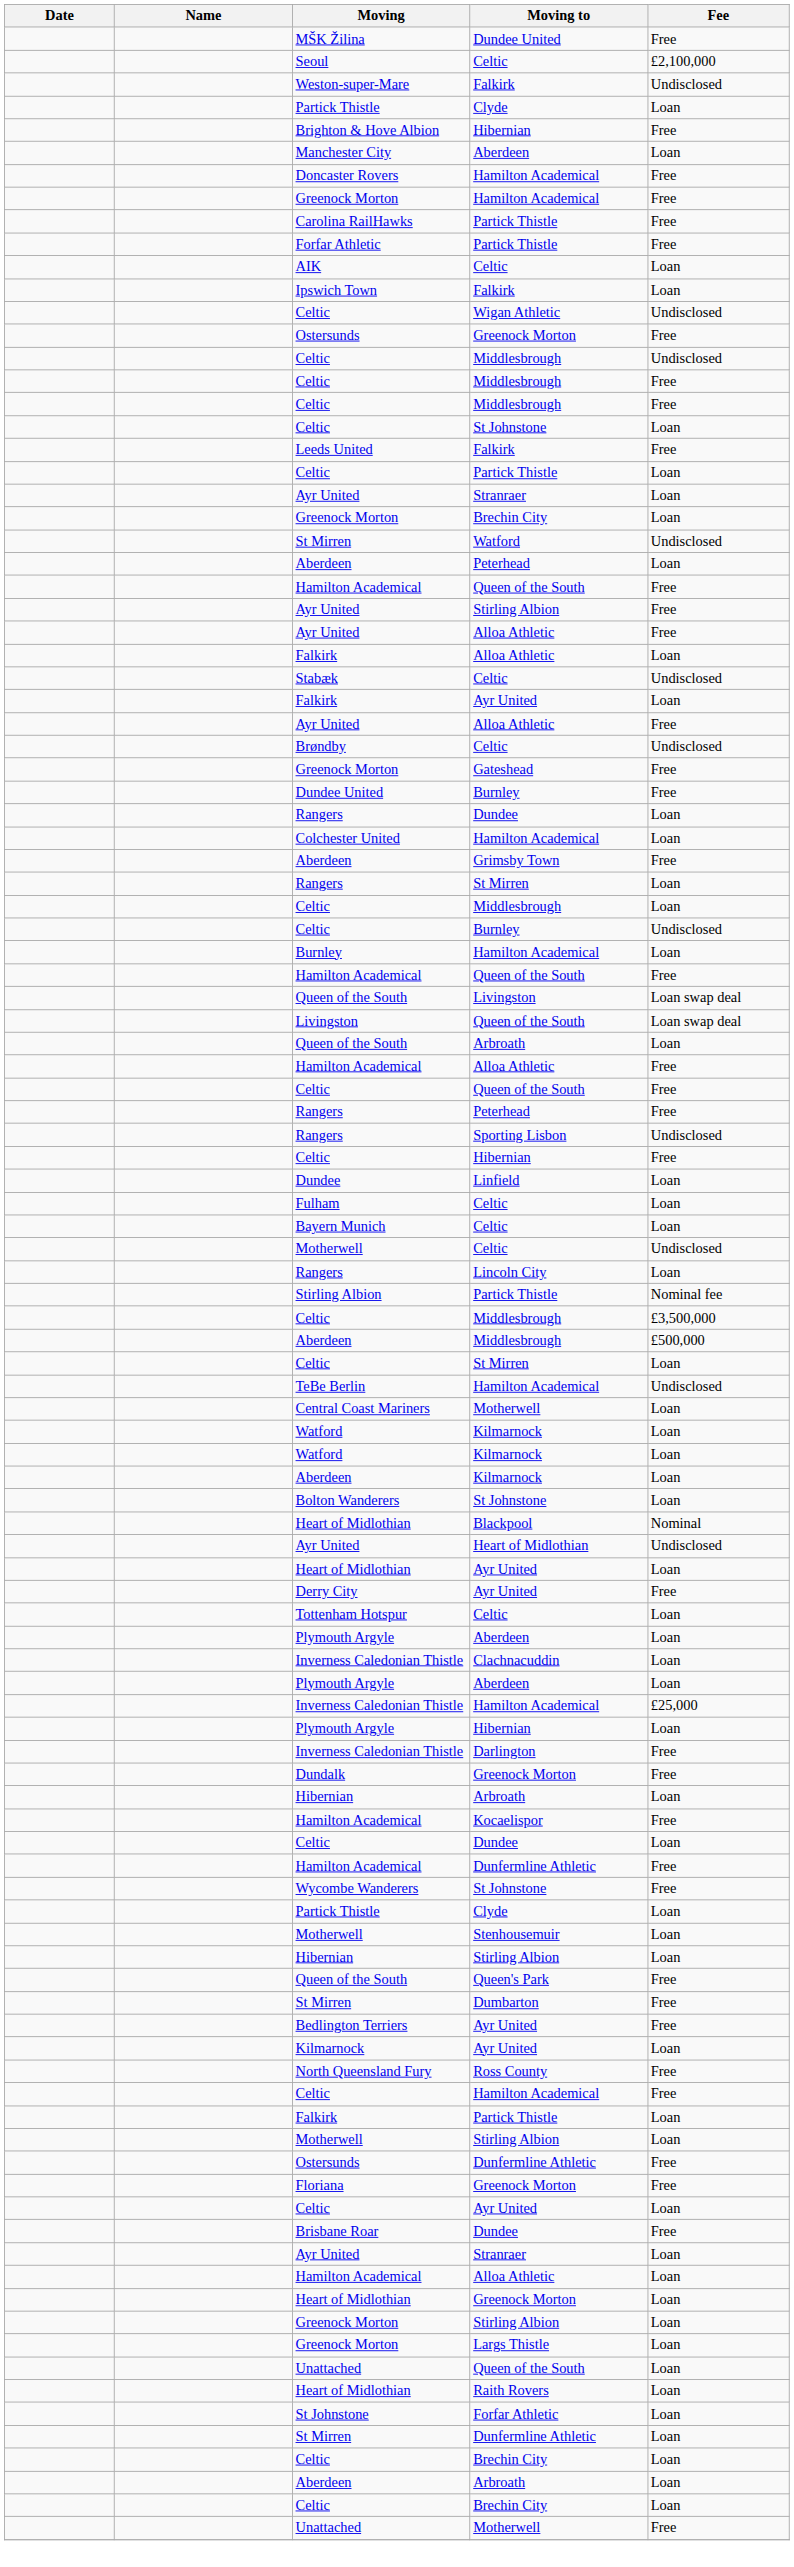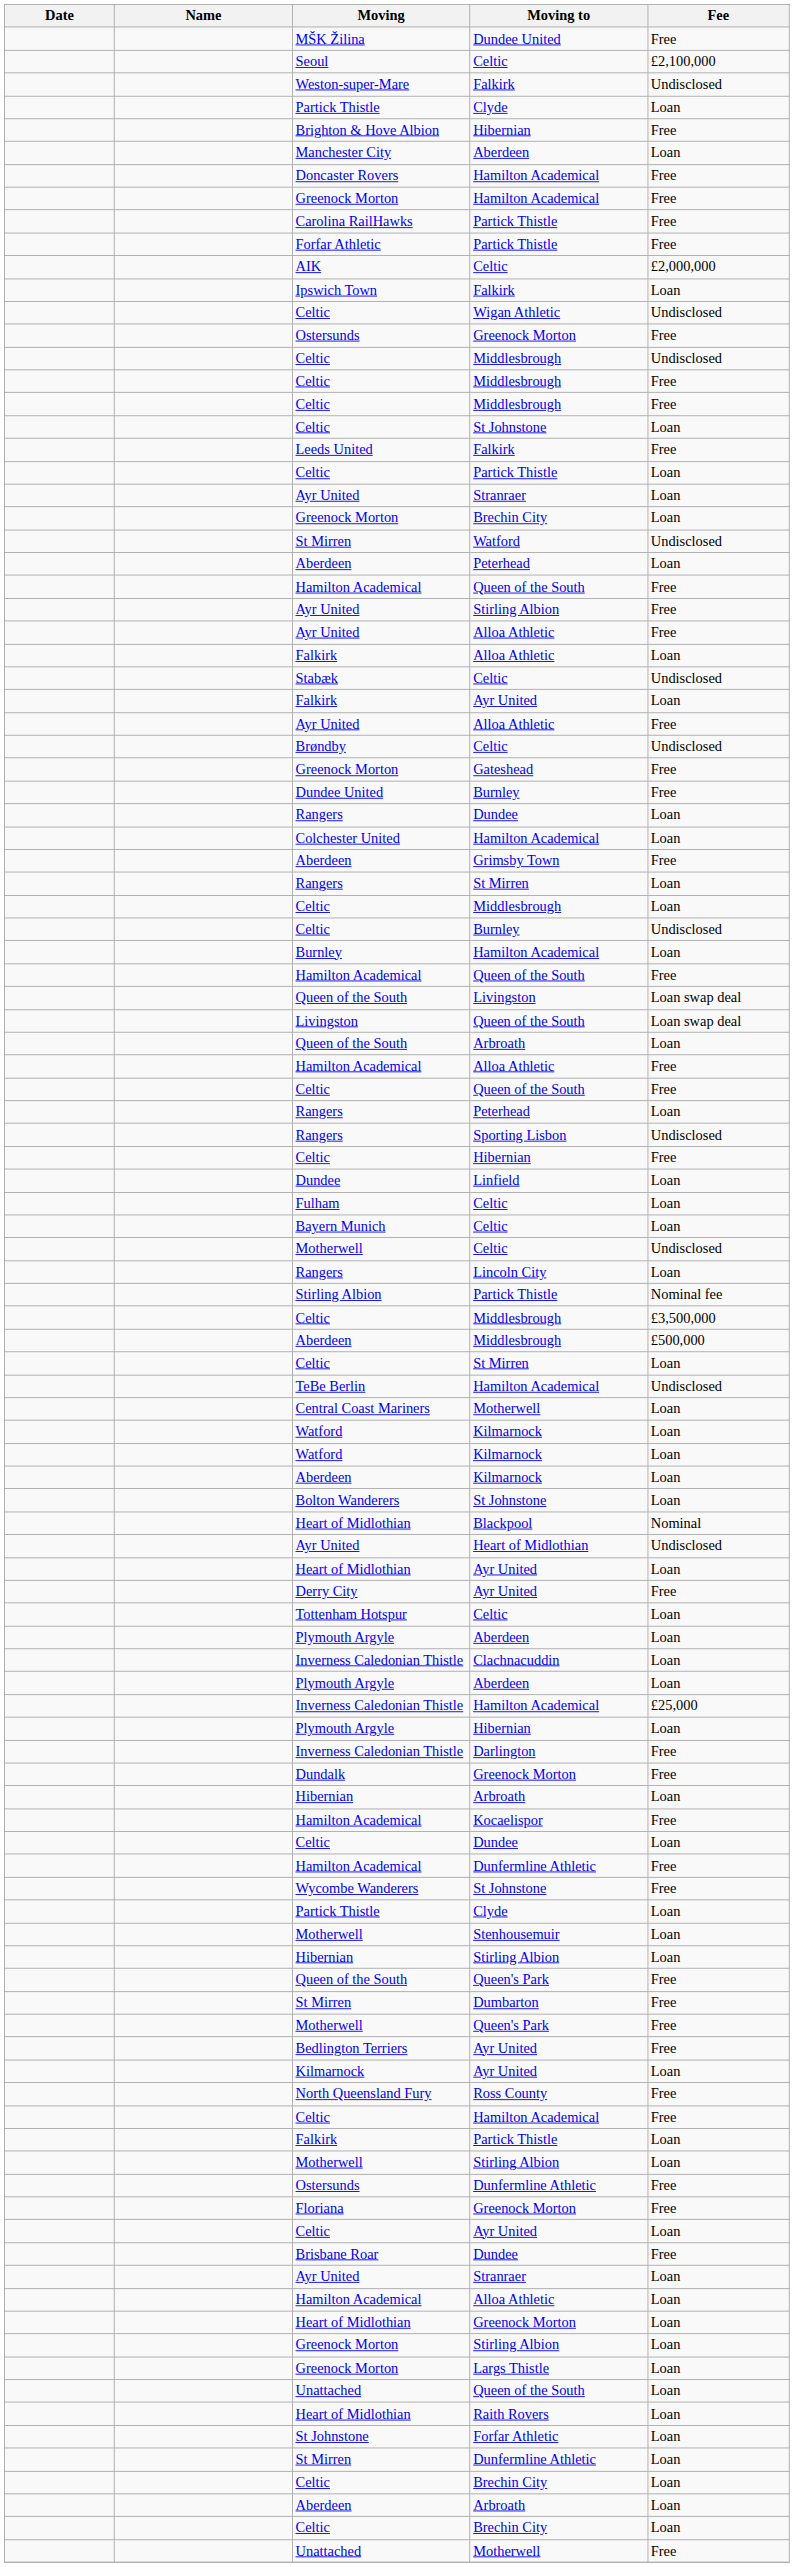(666, 267) Loan -> (683, 267) £2,000,000
(664, 1112) Free -> (666, 1112) Loan
+ row: (329, 2025)
